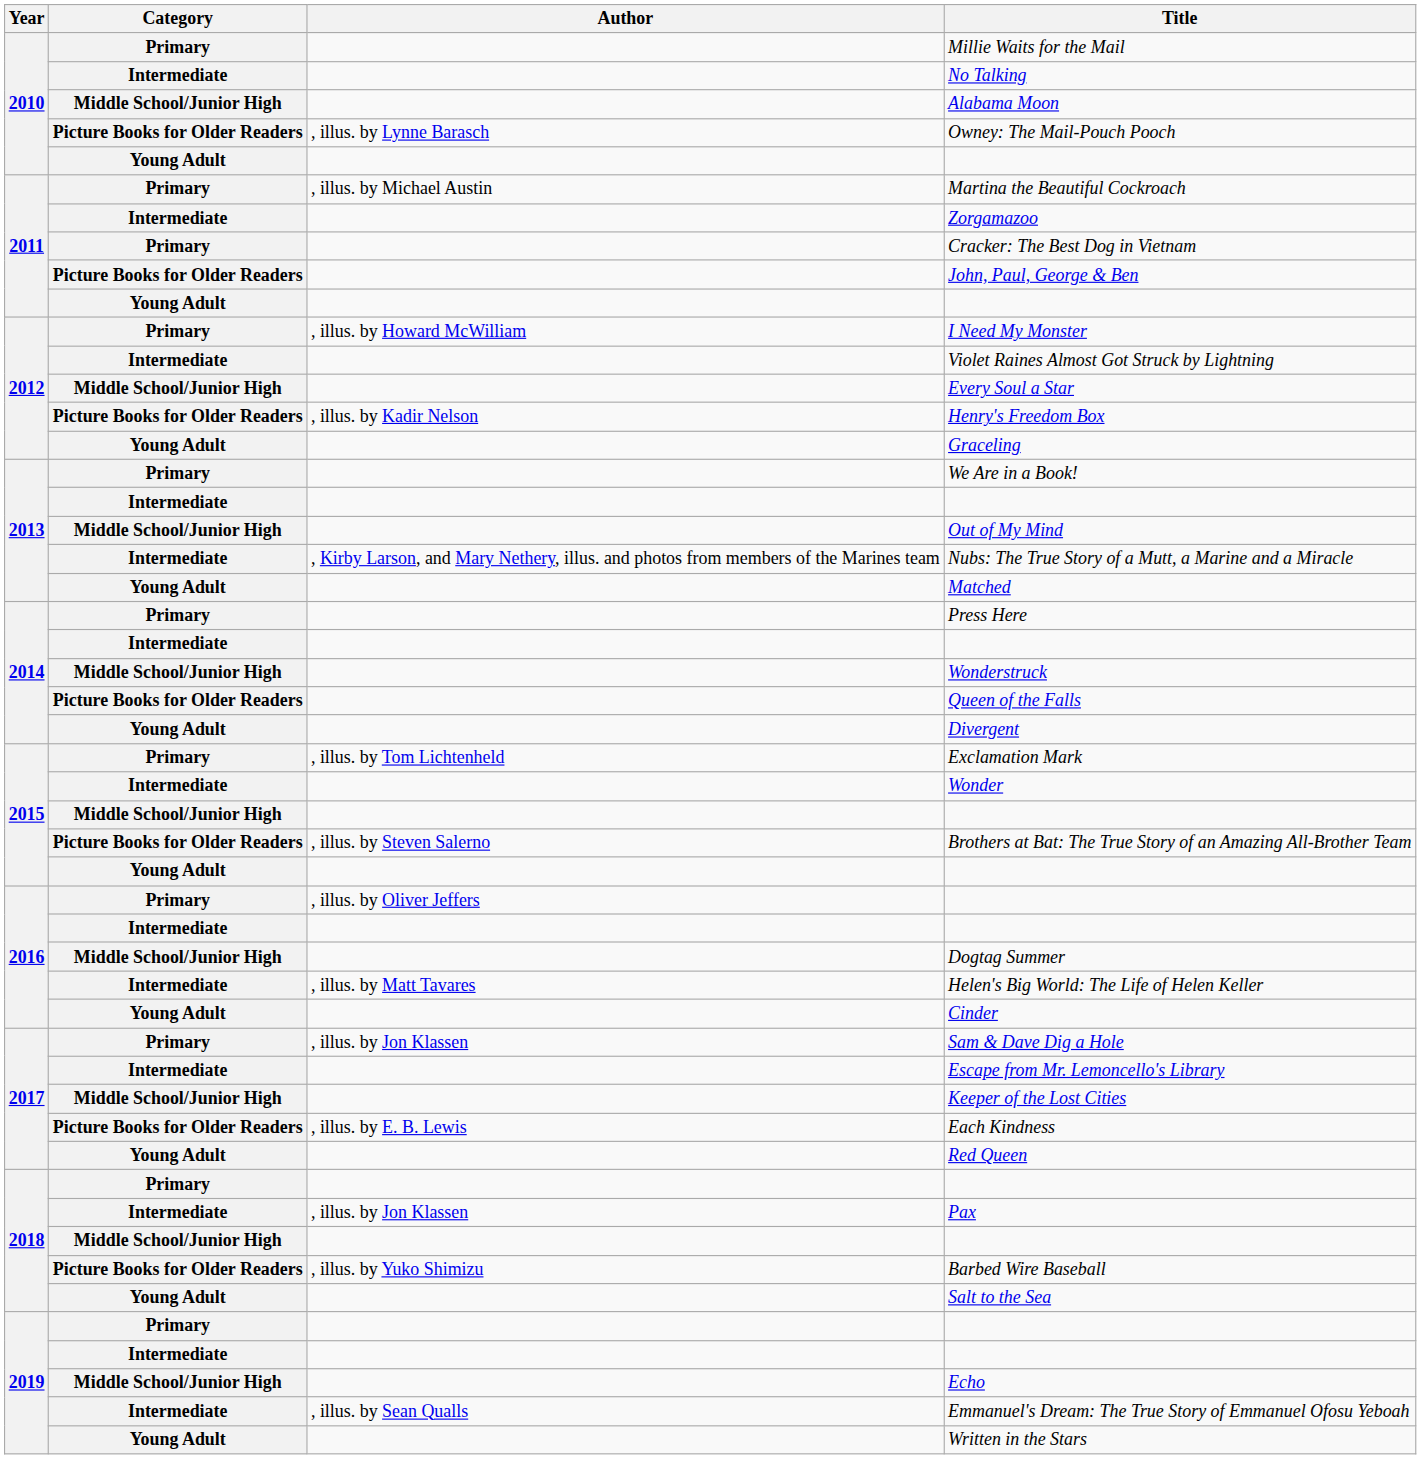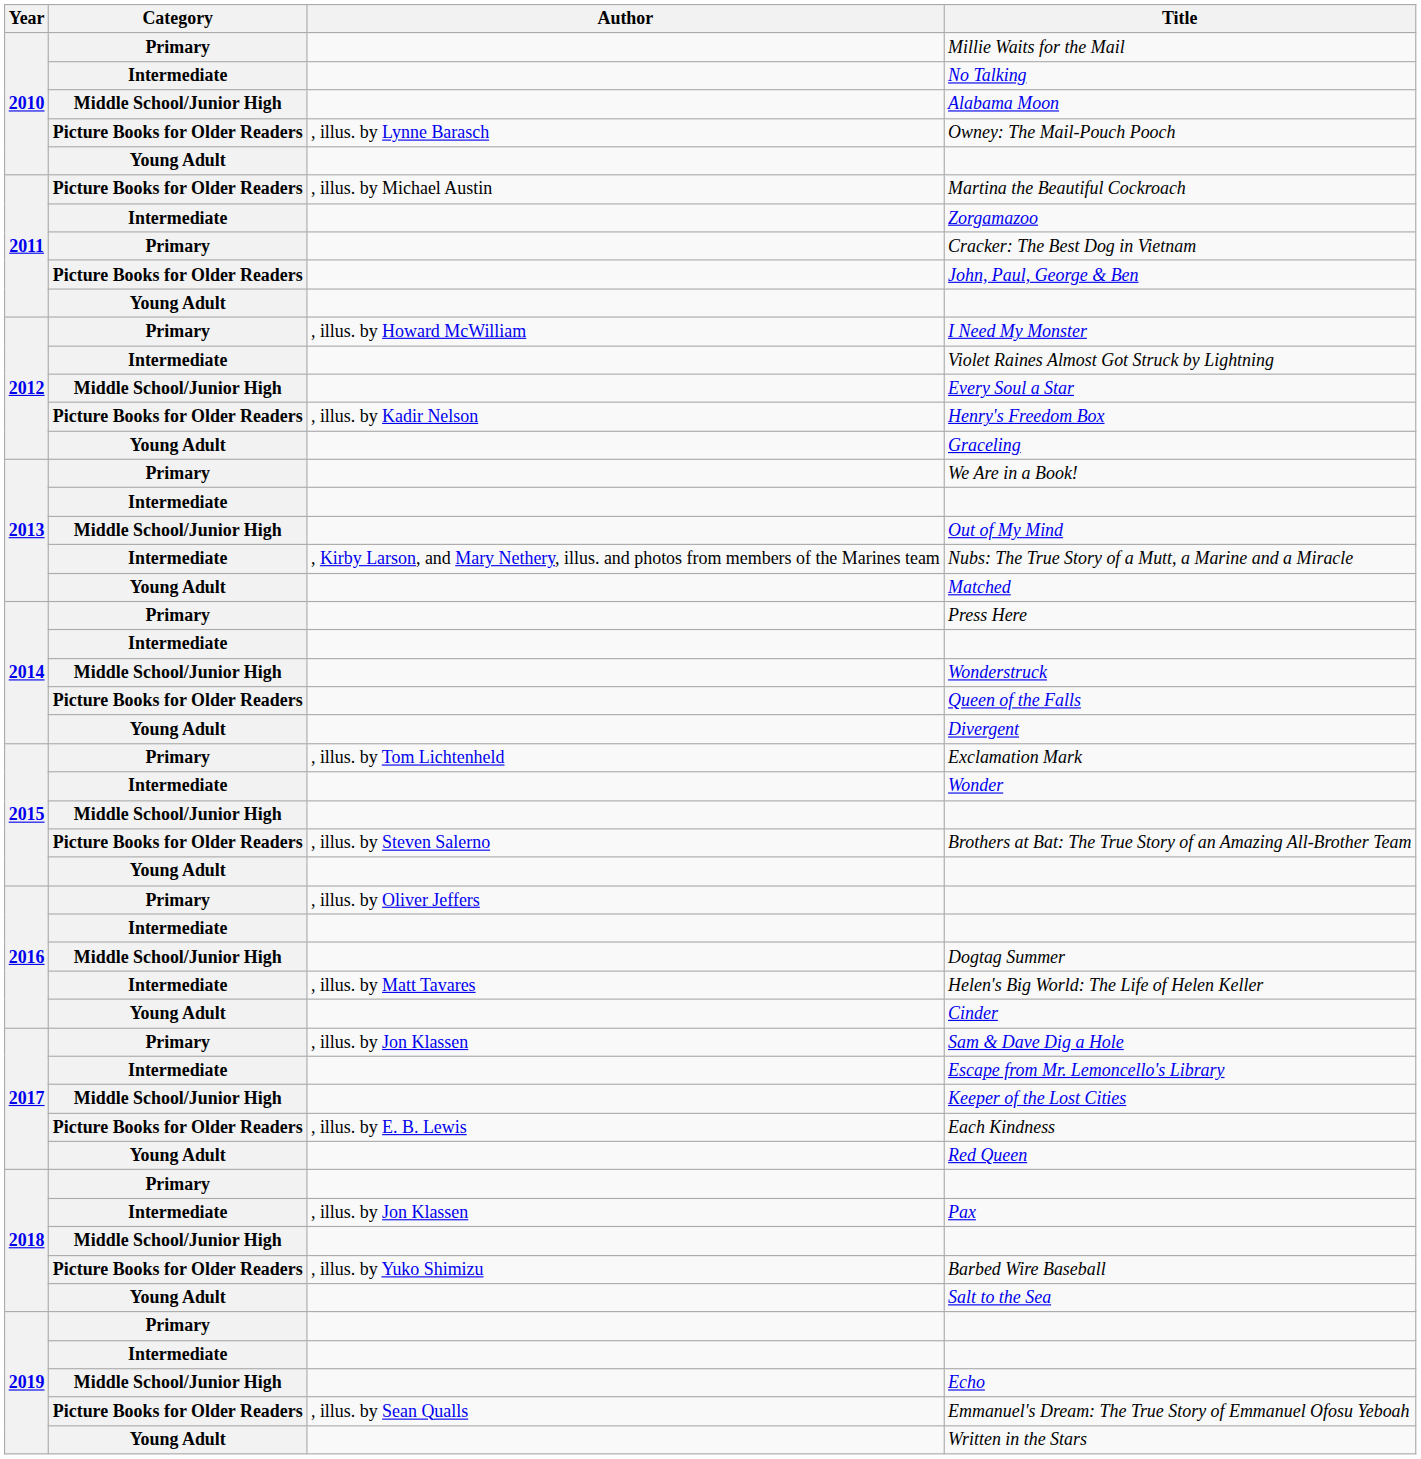(178, 189) Primary -> (178, 189) Picture Books for Older Readers
(178, 1411) Intermediate -> (178, 1411) Picture Books for Older Readers
